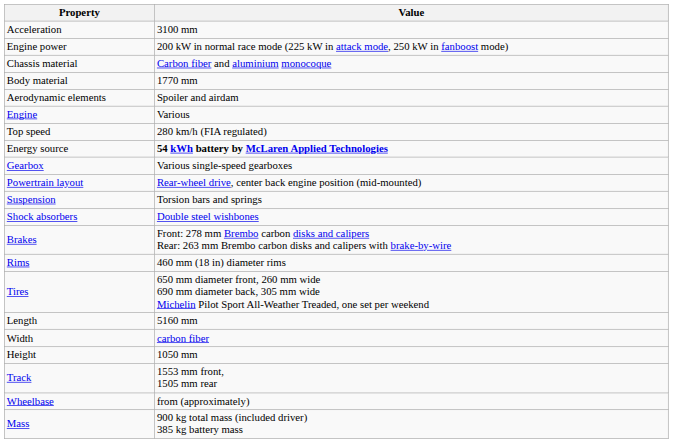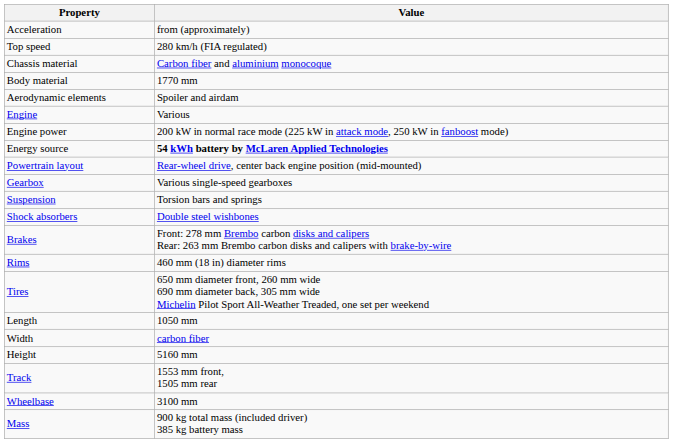(177, 30) 3100 mm -> (203, 30) from (approximately)
rows swapped: (29, 132) <-> (37, 47)
rows swapped: (45, 183) <-> (25, 166)
(177, 321) 5160 mm -> (177, 321) 1050 mm
(177, 355) 1050 mm -> (177, 355) 5160 mm
(203, 401) from (approximately) -> (177, 401) 3100 mm
